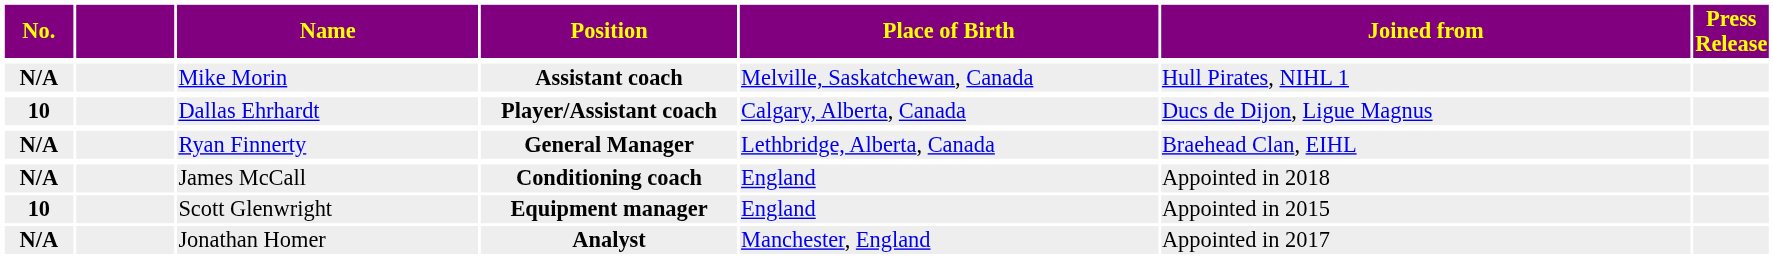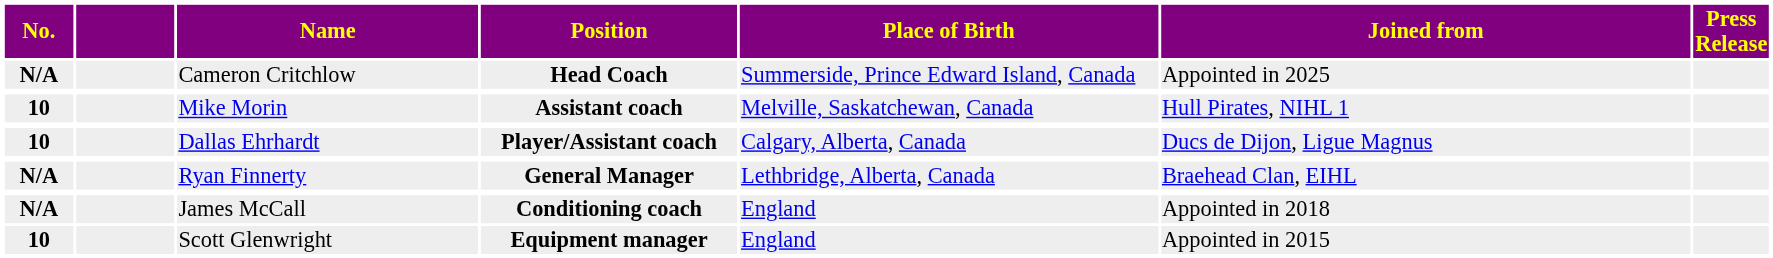+ row: (267, 74)
(39, 77) N/A -> (39, 108) 10
- row: (252, 239)
